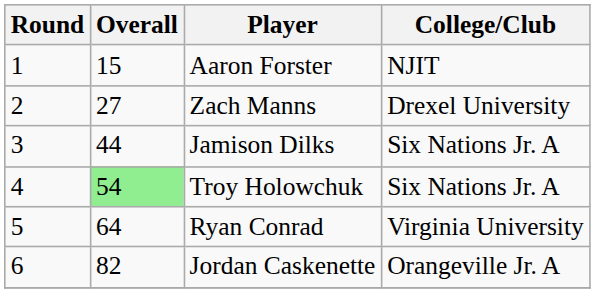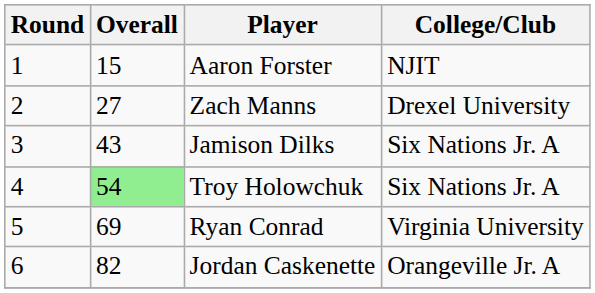(109, 145) 44 -> (109, 145) 43
(109, 226) 64 -> (109, 226) 69
